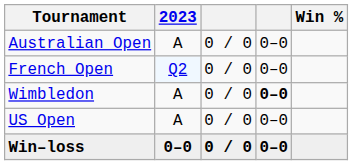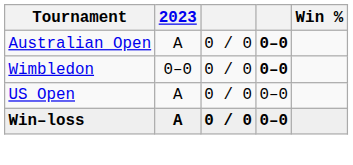(274, 43) normal -> (274, 43) bold
- row: (61, 69)
(178, 95) A -> (178, 69) 0–0
(178, 147) 0–0 -> (178, 121) A
